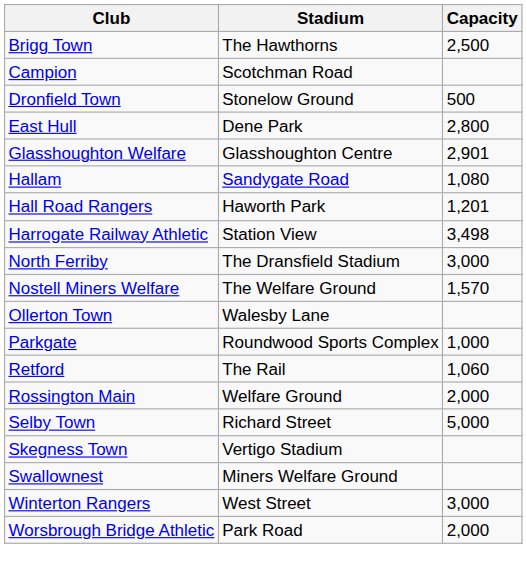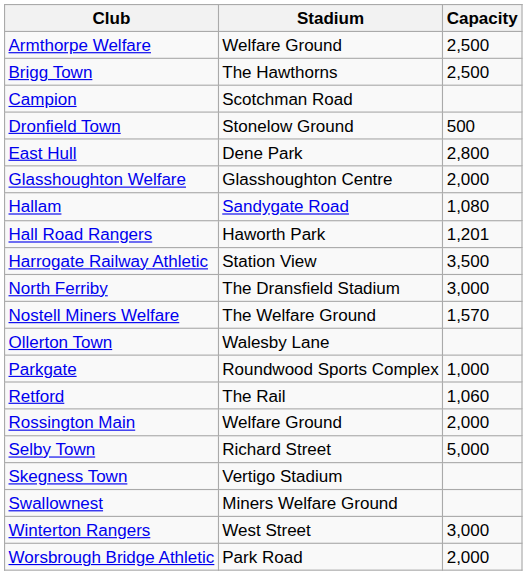+ row: (80, 45)
(468, 153) 2,901 -> (468, 180) 2,000
(468, 234) 3,498 -> (468, 261) 3,500
